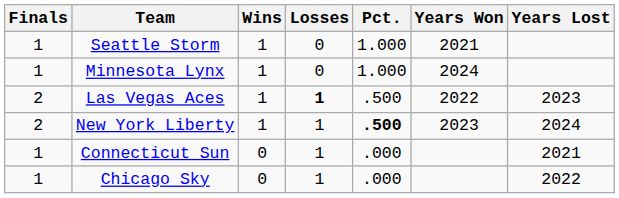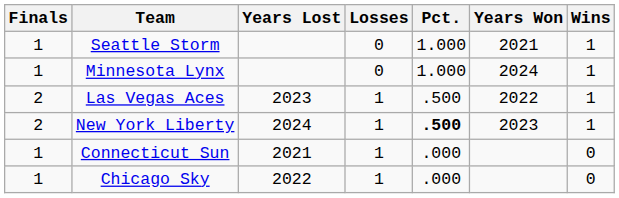columns swapped: (262, 18) <-> (561, 18)
(319, 99) bold -> (379, 99) normal
